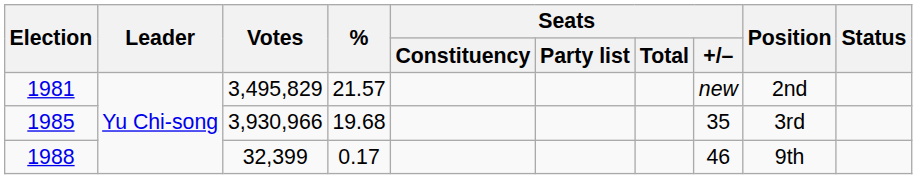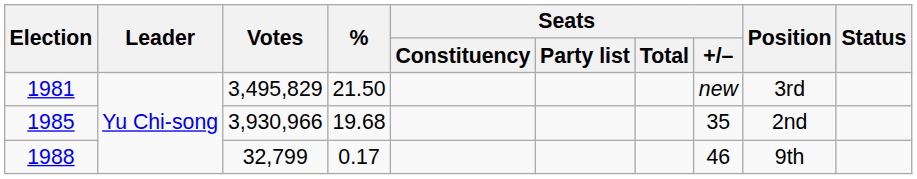(359, 88) 21.57 -> (359, 88) 21.50
(790, 88) 2nd -> (790, 88) 3rd
(790, 122) 3rd -> (790, 122) 2nd
(275, 156) 32,399 -> (275, 156) 32,799
